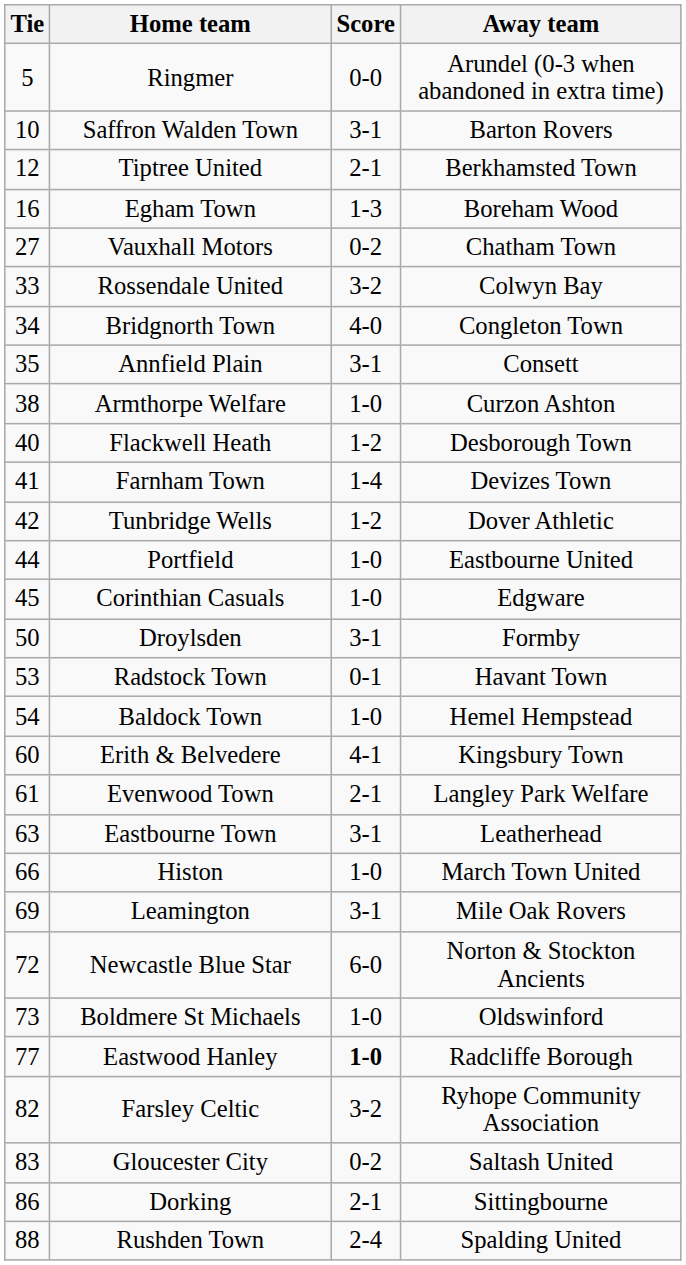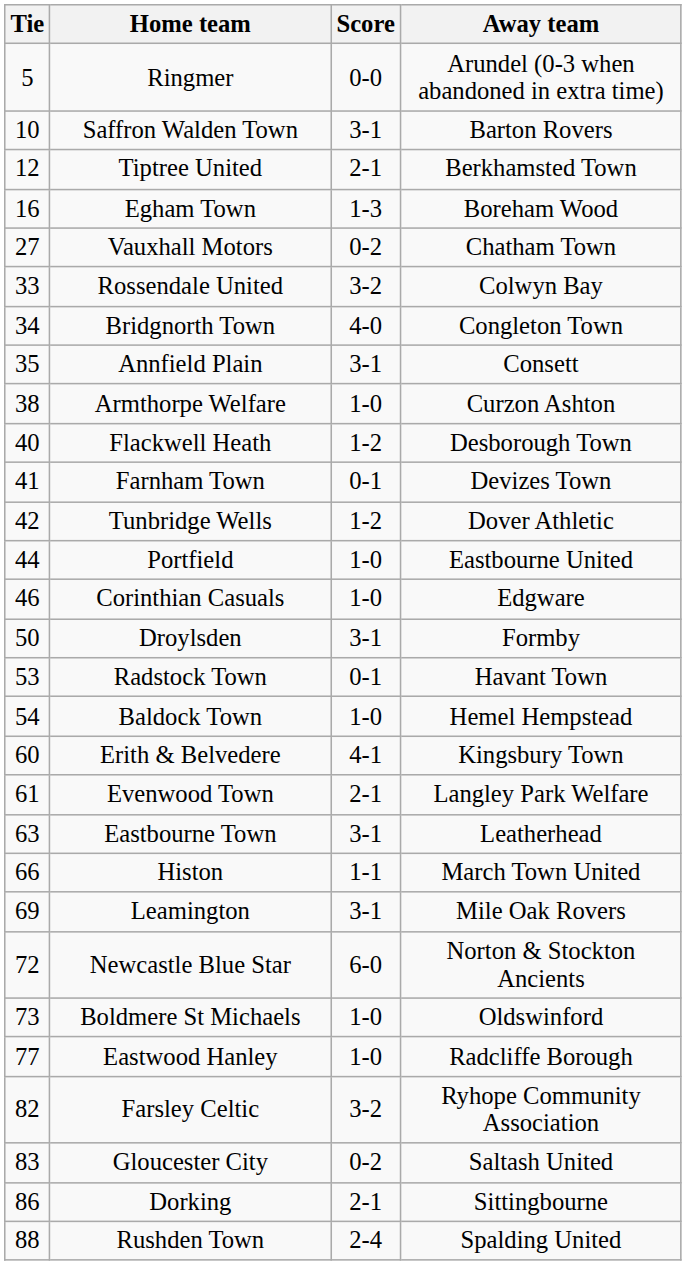(366, 481) 1-4 -> (366, 481) 0-1
(27, 598) 45 -> (27, 598) 46
(366, 872) 1-0 -> (366, 872) 1-1
(366, 1056) bold -> (366, 1056) normal
